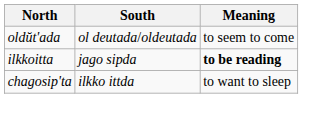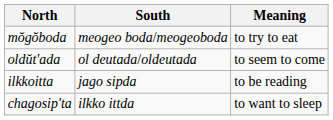+ row: (37, 37)
(242, 59) bold -> (271, 81) normal
